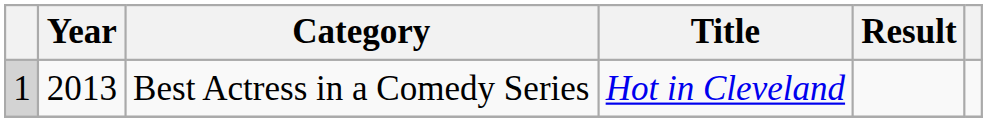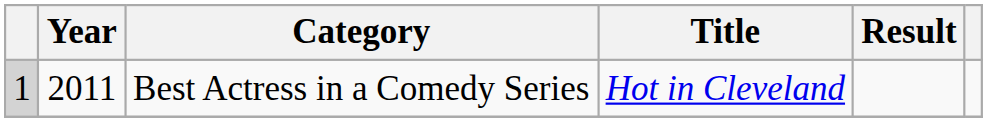(82, 87) 2013 -> (82, 87) 2011
